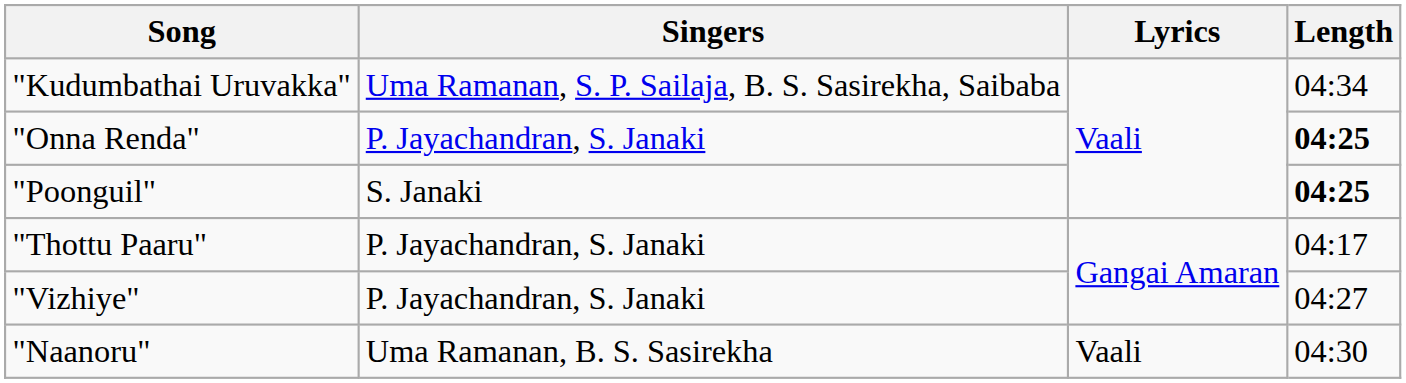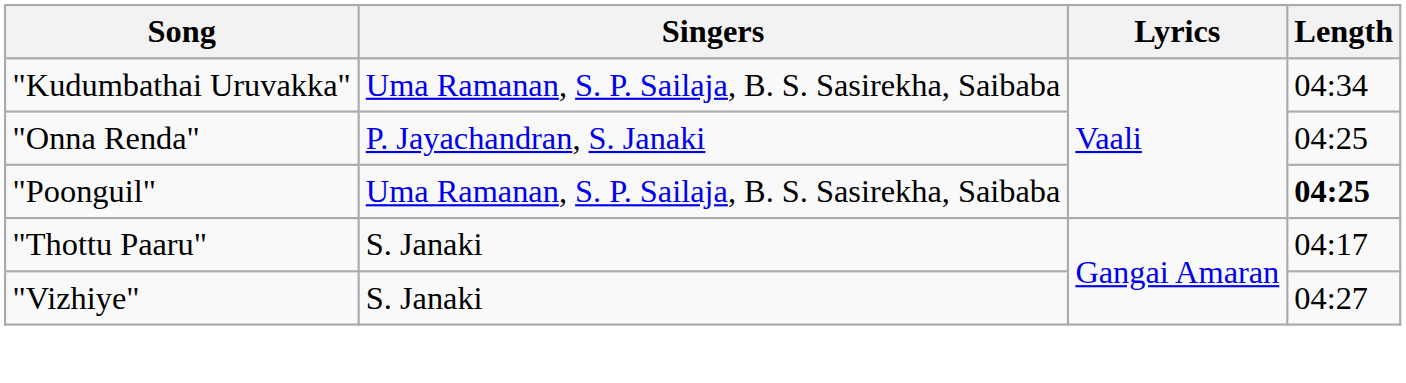(1332, 138) bold -> (1331, 138) normal
(424, 191) S. Janaki -> (713, 191) Uma Ramanan, S. P. Sailaja, B. S. Sasirekha, Saibaba
(536, 244) P. Jayachandran, S. Janaki -> (424, 244) S. Janaki
(536, 298) P. Jayachandran, S. Janaki -> (424, 298) S. Janaki
- row: (81, 351)
